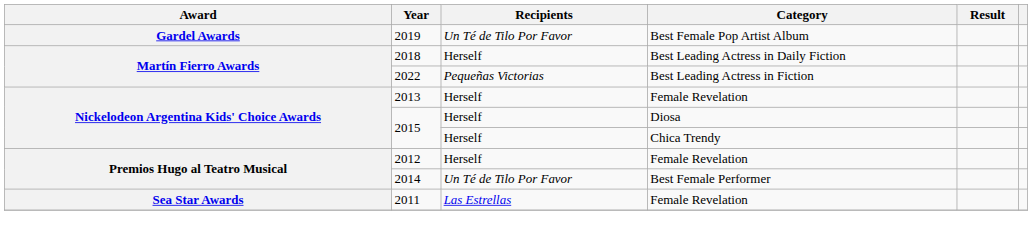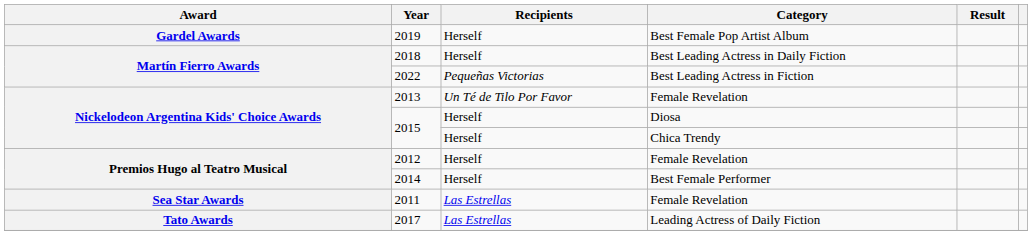(508, 35) Un Té de Tilo Por Favor -> (463, 35) Herself
(463, 96) Herself -> (508, 96) Un Té de Tilo Por Favor
(508, 179) Un Té de Tilo Por Favor -> (463, 179) Herself
+ row: (408, 220)
